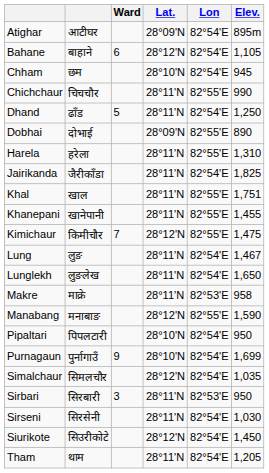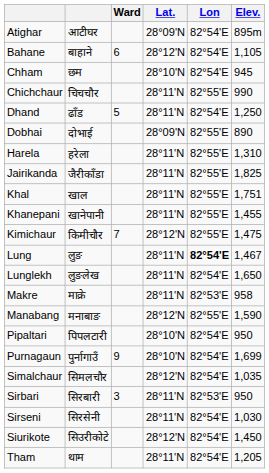(209, 174) 82°54'E -> (209, 174) 82°55'E
(209, 255) normal -> (210, 255) bold
